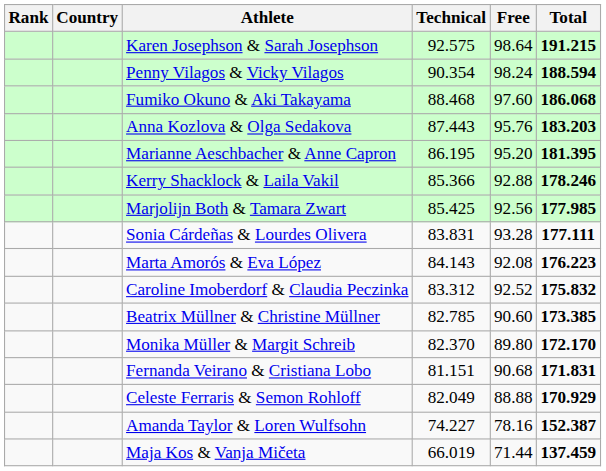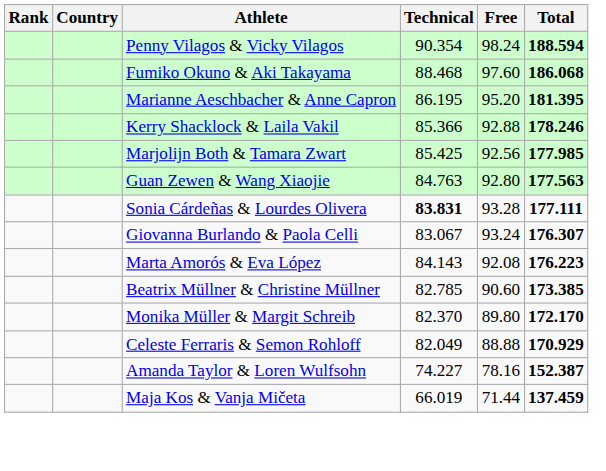- row: (252, 45)
- row: (239, 126)
+ row: (228, 180)
(451, 235) normal -> (439, 208) bold
+ row: (242, 235)
- row: (267, 289)
- row: (249, 371)
